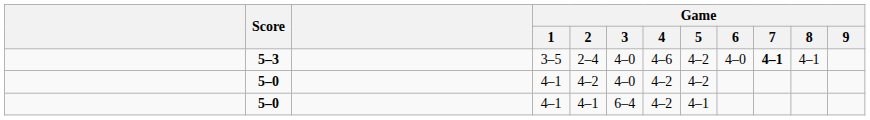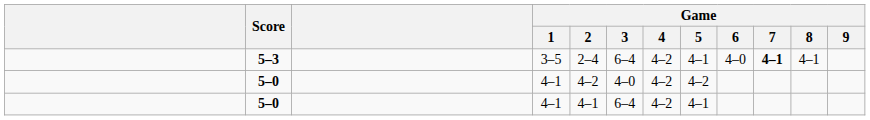(625, 59) 4–0 -> (625, 59) 6–4
(662, 59) 4–6 -> (662, 59) 4–2
(699, 59) 4–2 -> (699, 59) 4–1
